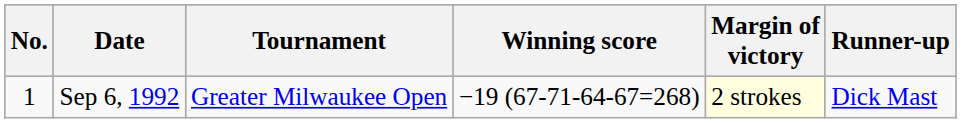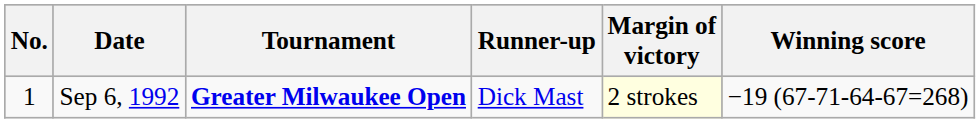columns swapped: (579, 40) <-> (891, 40)
(319, 96) normal -> (328, 96) bold
